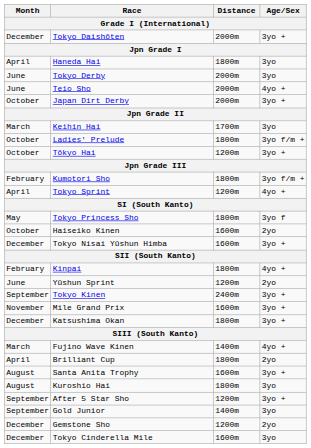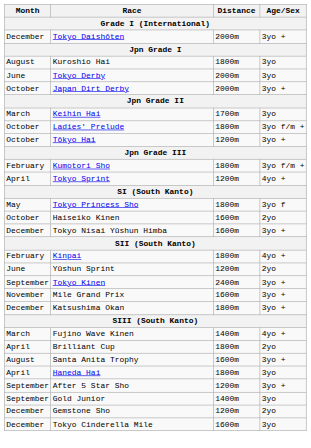rows swapped: (77, 62) <-> (81, 386)
- row: (72, 88)
